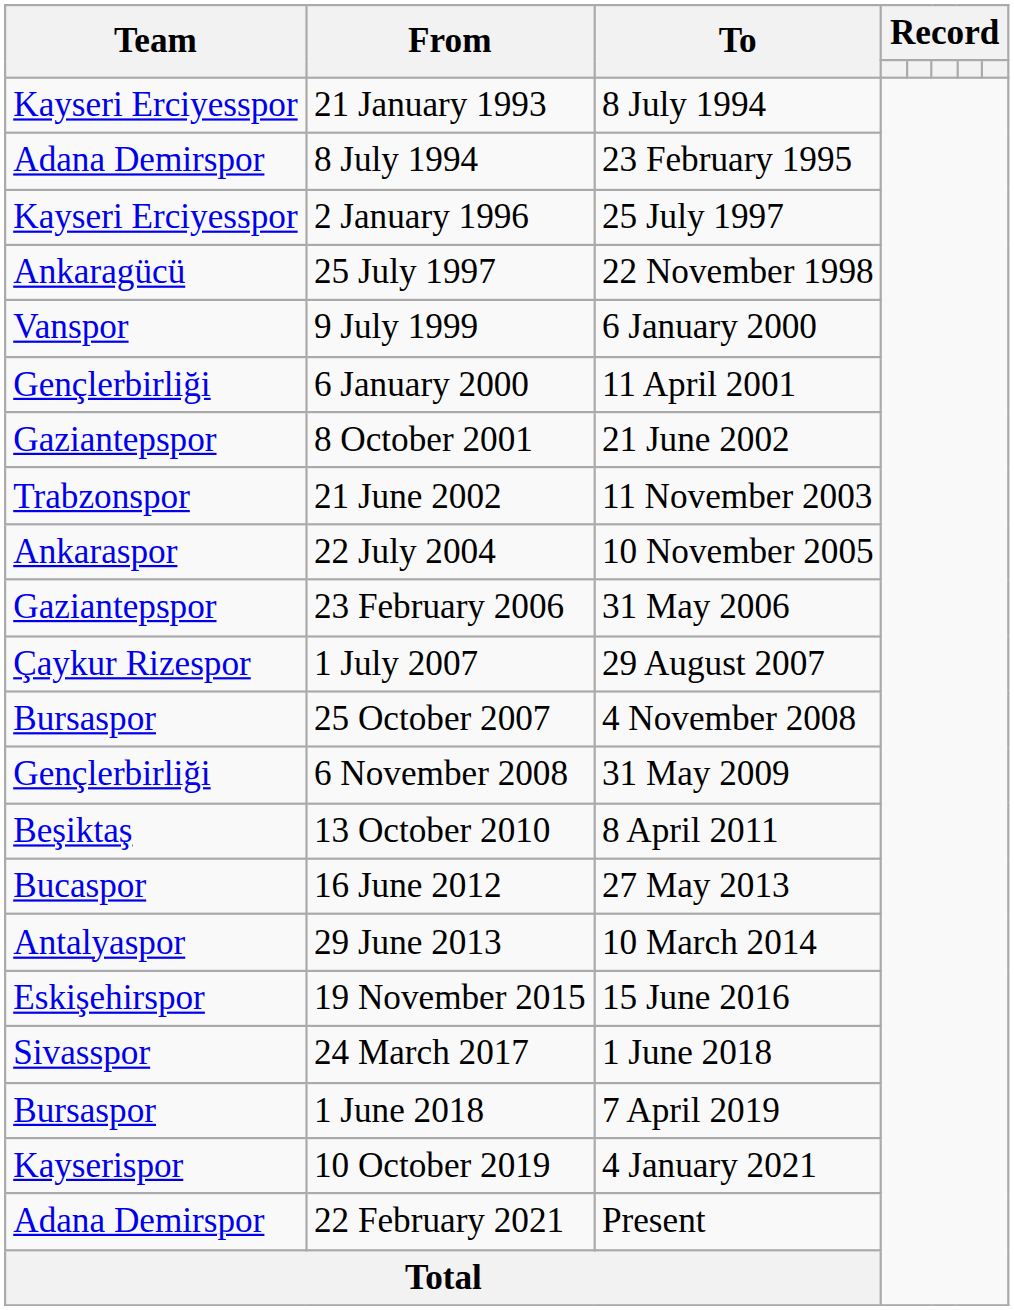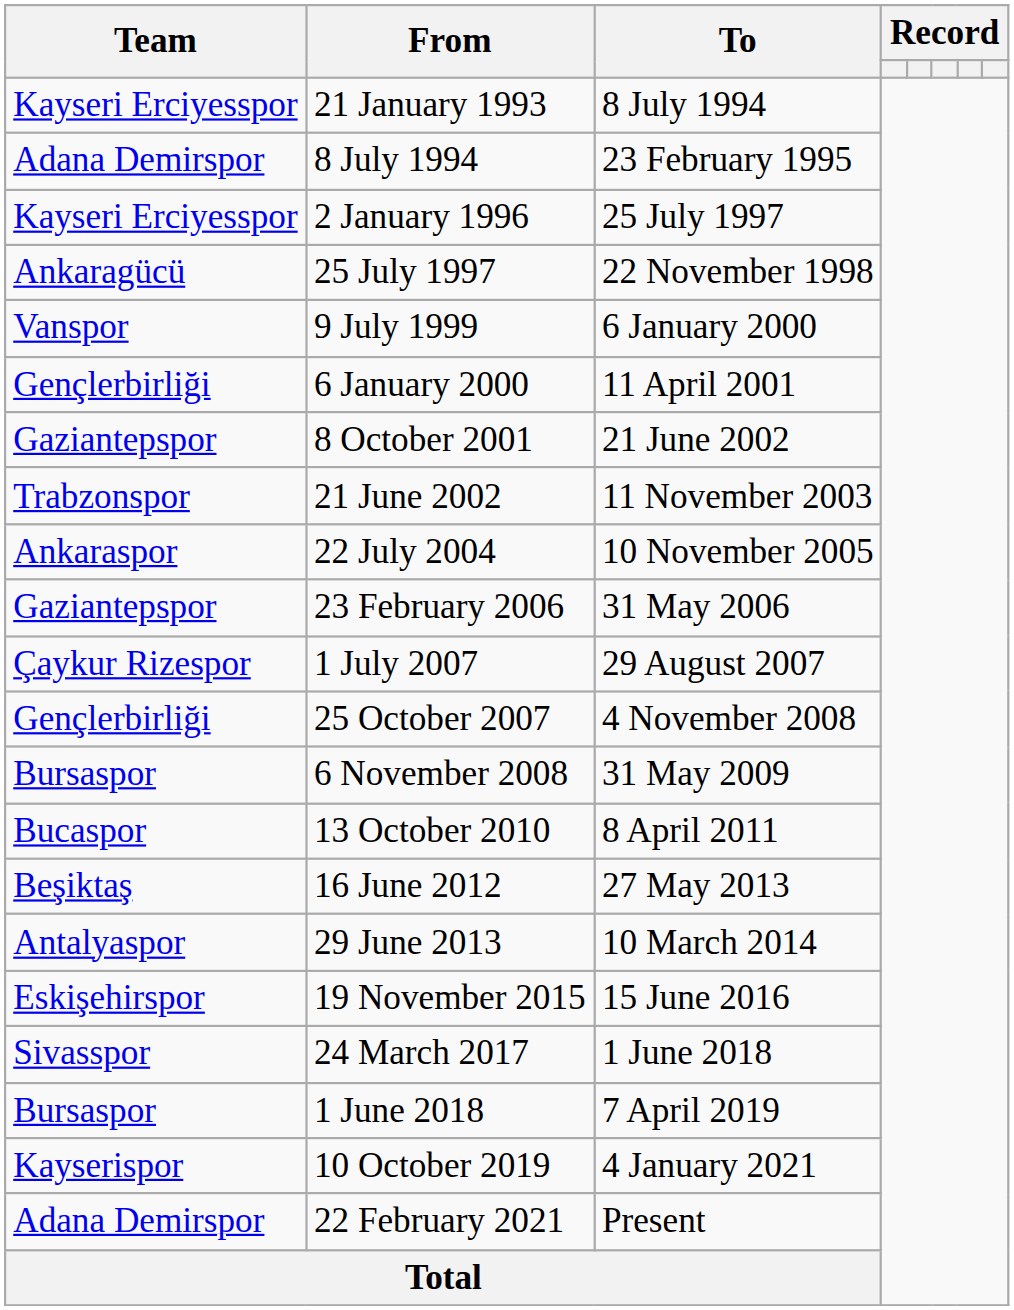(85, 718) Bursaspor -> (112, 718) Gençlerbirliği
(112, 774) Gençlerbirliği -> (85, 774) Bursaspor
(73, 830) Beşiktaş -> (80, 830) Bucaspor
(80, 886) Bucaspor -> (73, 886) Beşiktaş
